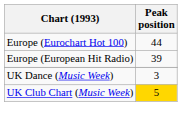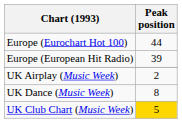+ row: (62, 76)
(156, 76) 3 -> (156, 93) 8
